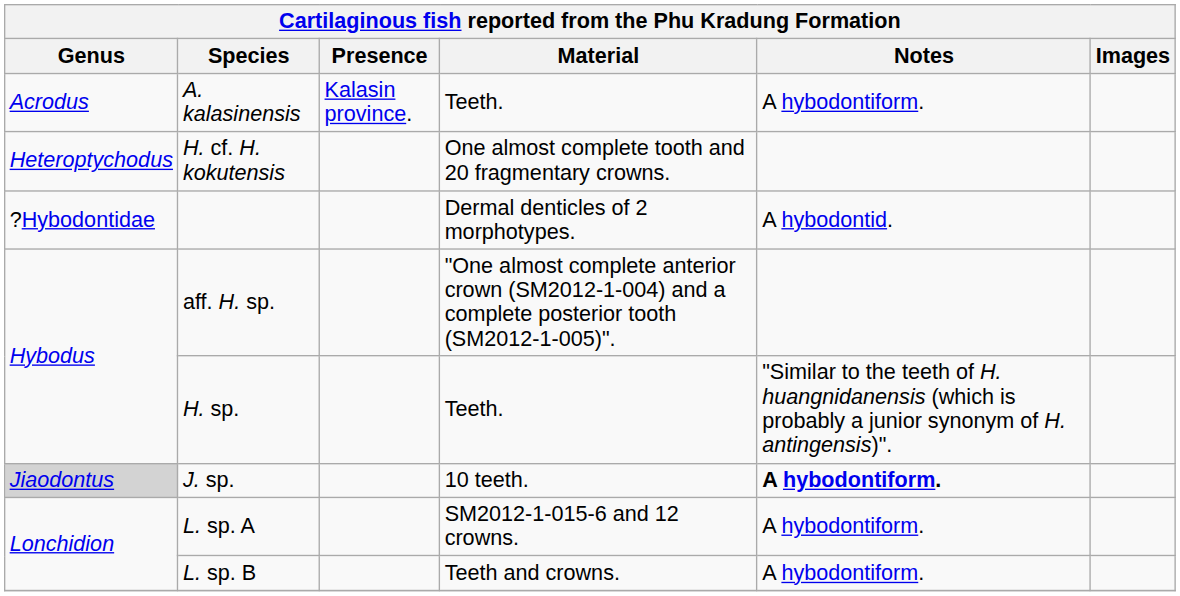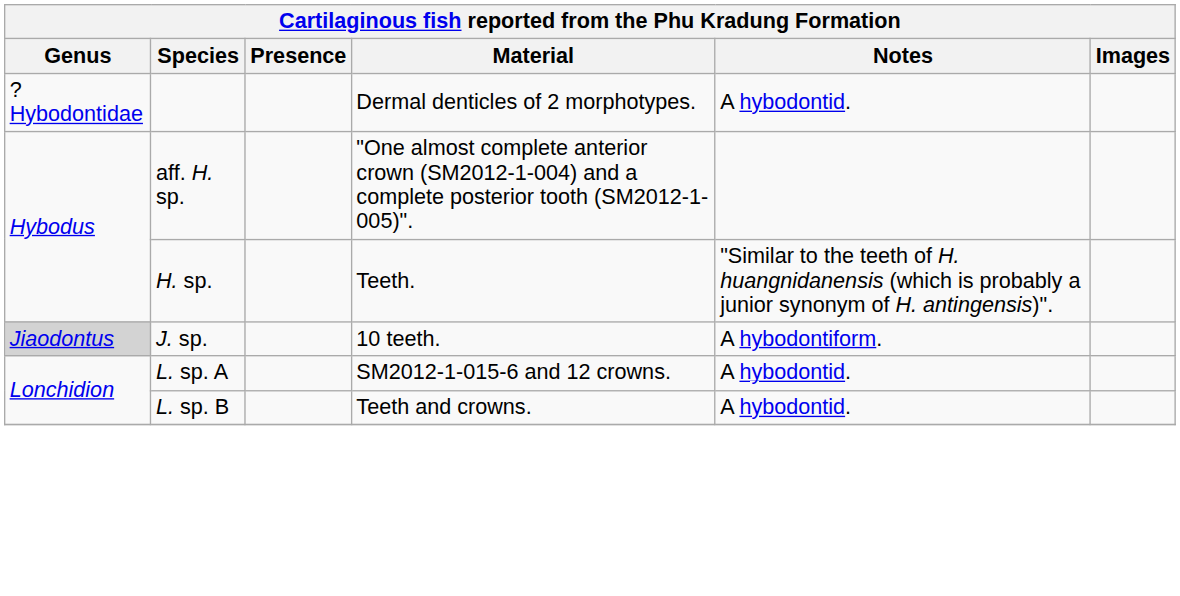- row: (242, 102)
- row: (234, 160)
(852, 480) bold -> (801, 338) normal
(843, 526) A hybodontiform. -> (786, 372) A hybodontid.
(843, 572) A hybodontiform. -> (786, 407) A hybodontid.
